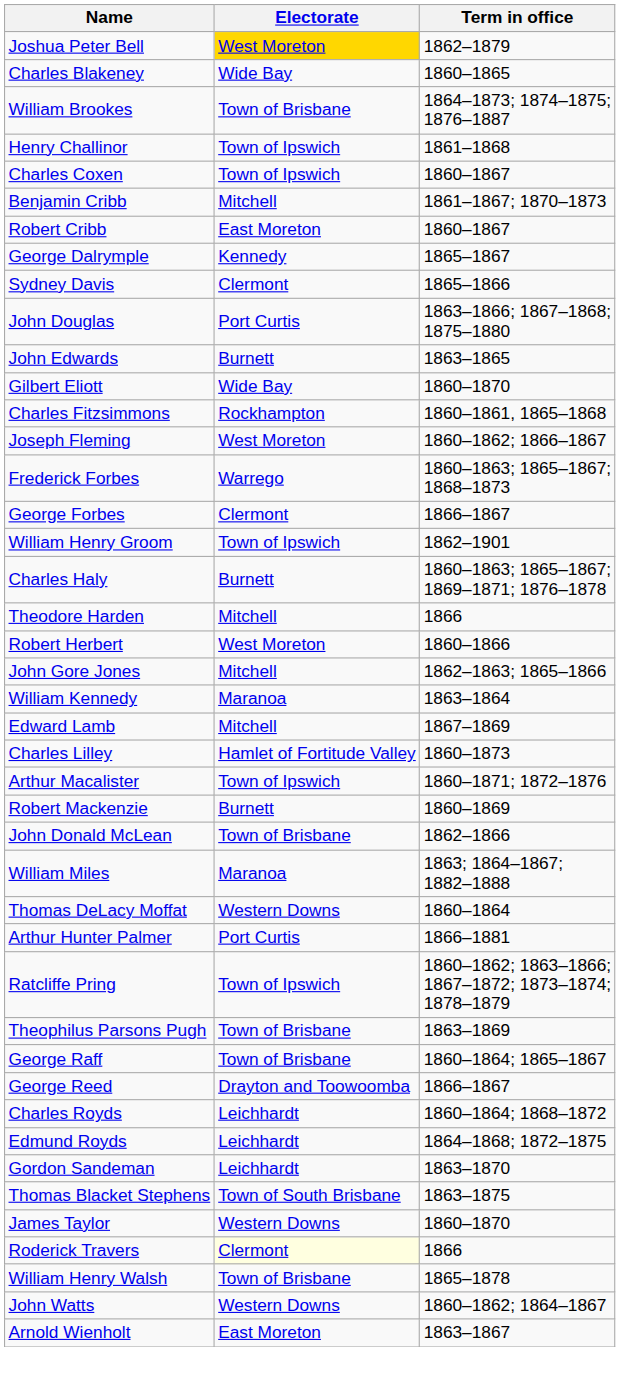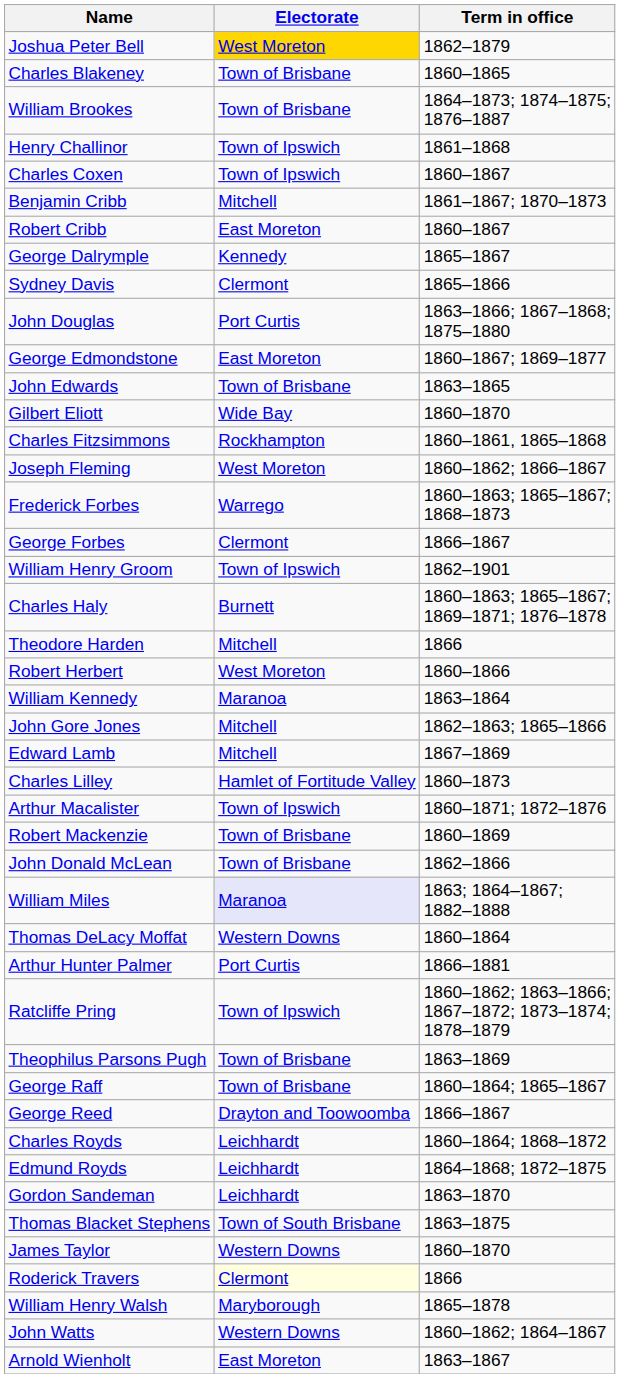(255, 73) Wide Bay -> (284, 73) Town of Brisbane
+ row: (93, 358)
(246, 358) Burnett -> (284, 385) Town of Brisbane
rows swapped: (74, 671) <-> (73, 698)
(246, 808) Burnett -> (284, 835) Town of Brisbane
(252, 873) no background -> (252, 900) lavender background
(284, 1277) Town of Brisbane -> (269, 1305) Maryborough
